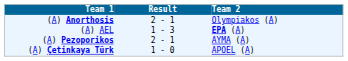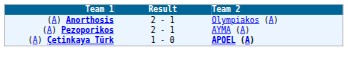- row: (97, 30)
(233, 51) normal -> (233, 40) bold
